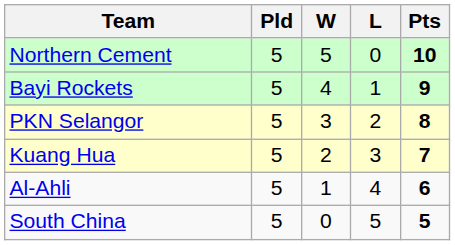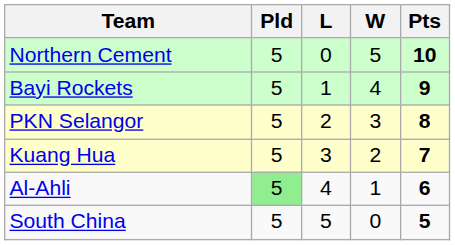columns swapped: (326, 21) <-> (375, 21)
(277, 188) no background -> (277, 188) lightgreen background
